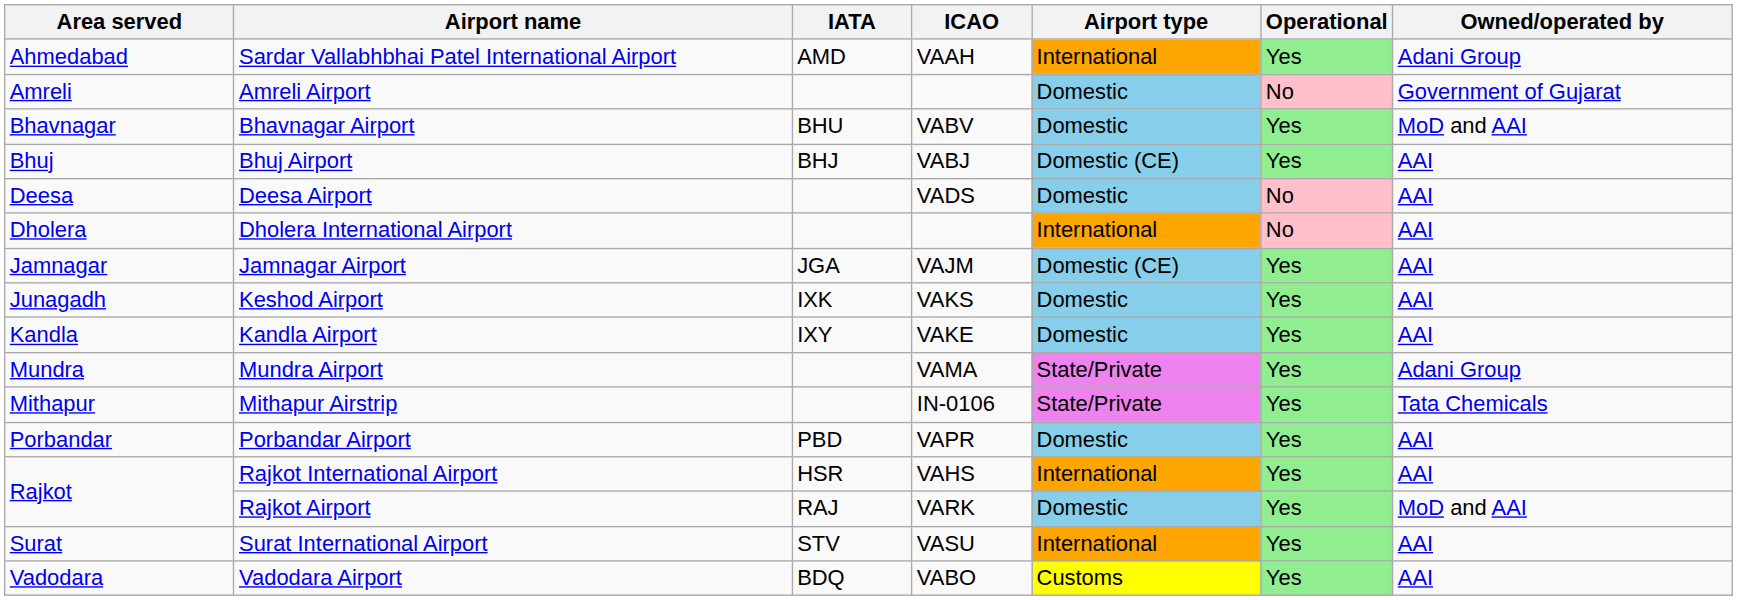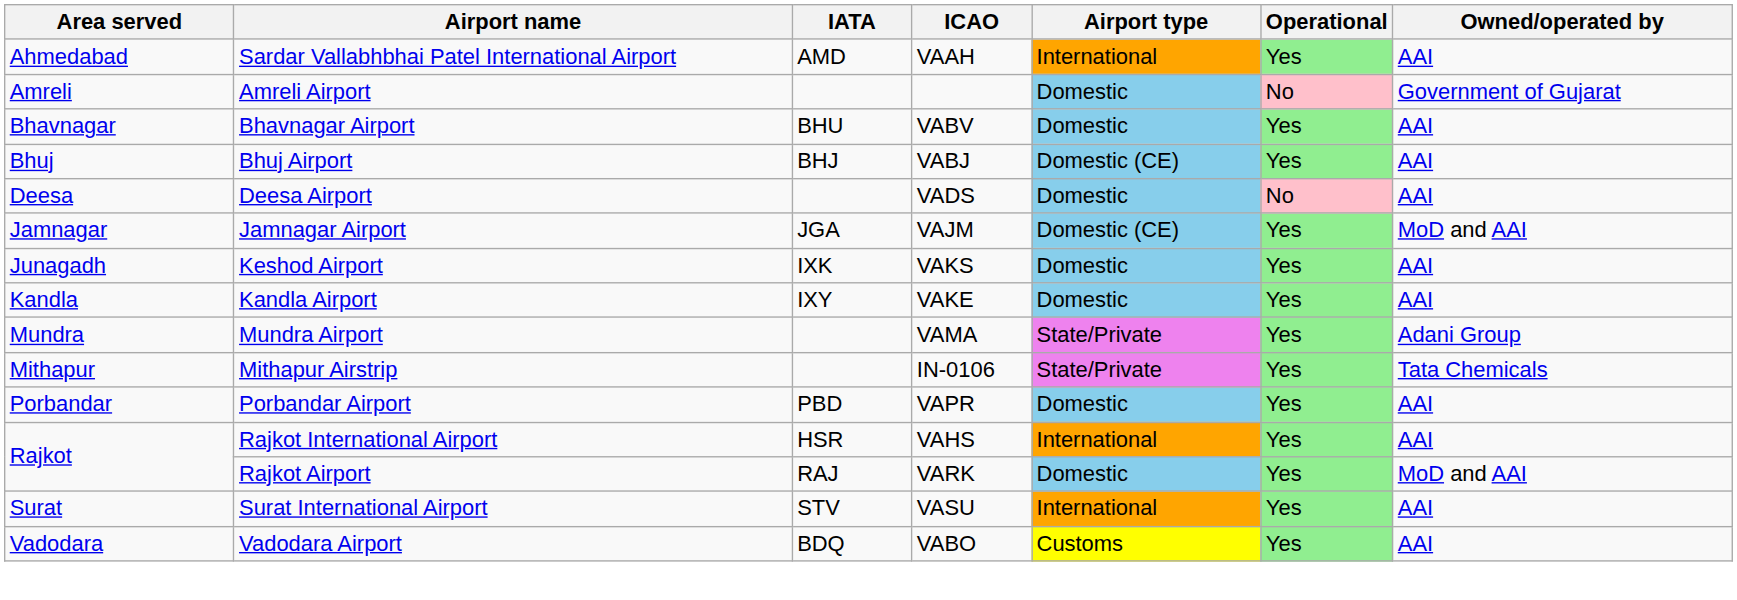(1459, 56) Adani Group -> (1415, 56) AAI
(1462, 126) MoD and AAI -> (1415, 126) AAI
- row: (376, 230)
(1415, 265) AAI -> (1462, 230) MoD and AAI
